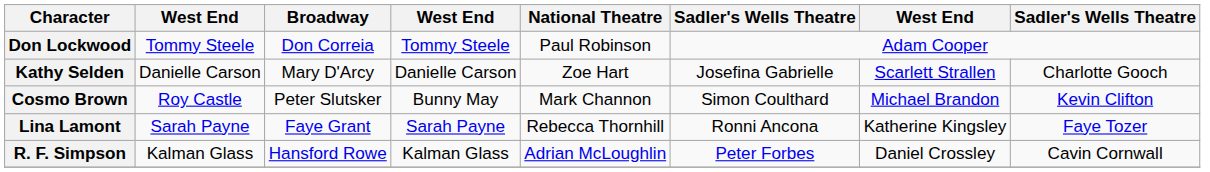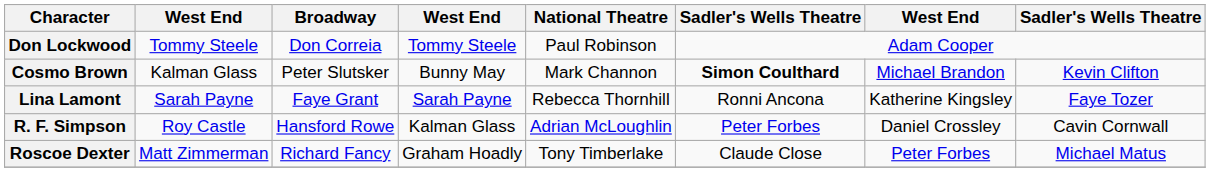- row: (70, 72)
(200, 99) Roy Castle -> (204, 72) Kalman Glass
(765, 99) normal -> (771, 72) bold
(200, 153) Kalman Glass -> (204, 126) Roy Castle
+ row: (70, 153)
